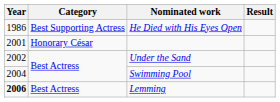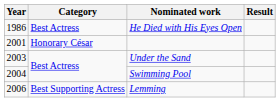(78, 27) Best Supporting Actress -> (55, 27) Best Actress
(16, 58) 2002 -> (16, 58) 2003
(16, 89) bold -> (16, 89) normal
(55, 89) Best Actress -> (78, 89) Best Supporting Actress
